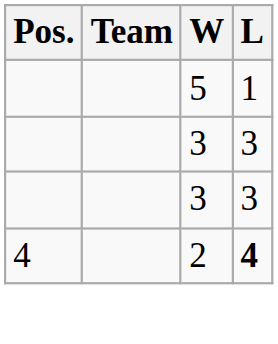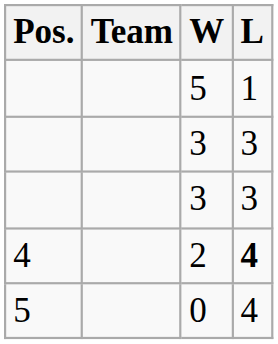+ row: (22, 310)
